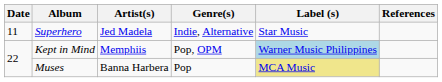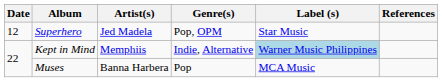(12, 31) 11 -> (13, 31) 12
(214, 31) Indie, Alternative -> (198, 31) Pop, OPM
(198, 49) Pop, OPM -> (214, 49) Indie, Alternative
(287, 67) khaki background -> (287, 67) no background
